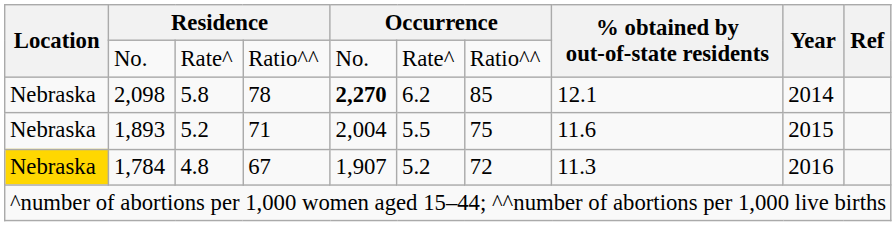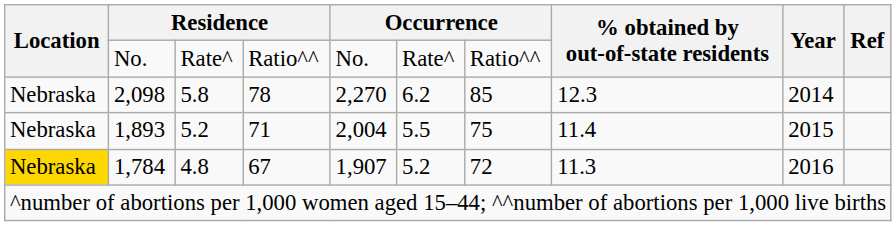(361, 94) bold -> (361, 94) normal
(577, 94) 12.1 -> (577, 94) 12.3
(577, 130) 11.6 -> (577, 130) 11.4
